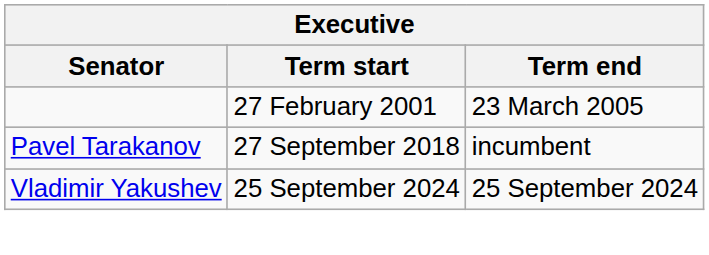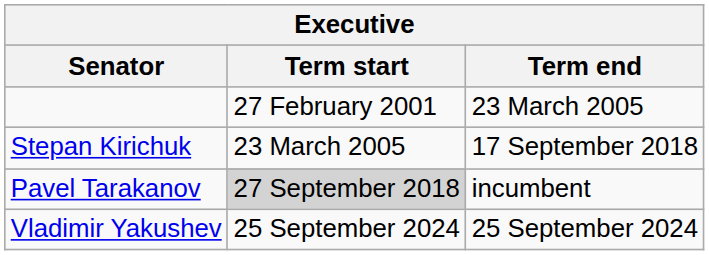+ row: (101, 147)
(347, 147) no background -> (347, 188) lightgrey background
